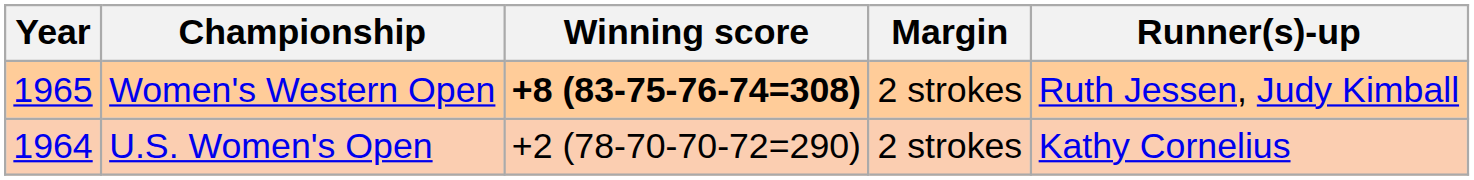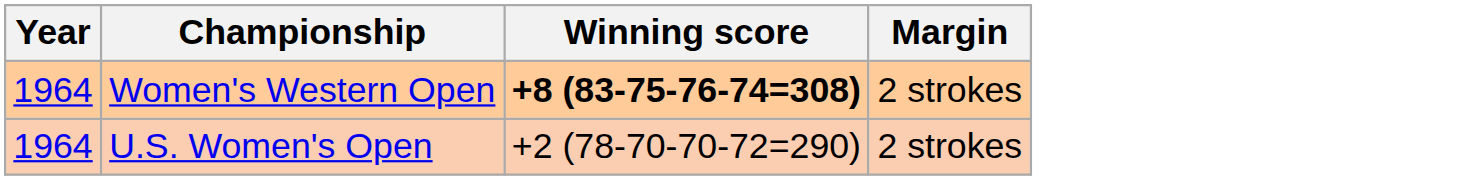- column: (1249, 32)
(53, 89) 1965 -> (53, 89) 1964
